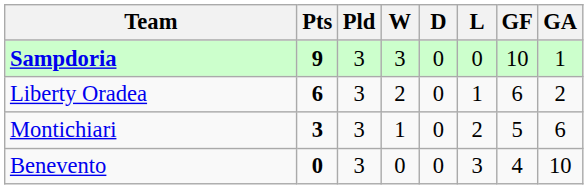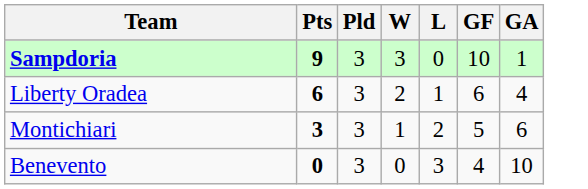- column: (438, 22)
(560, 93) 2 -> (522, 93) 4
